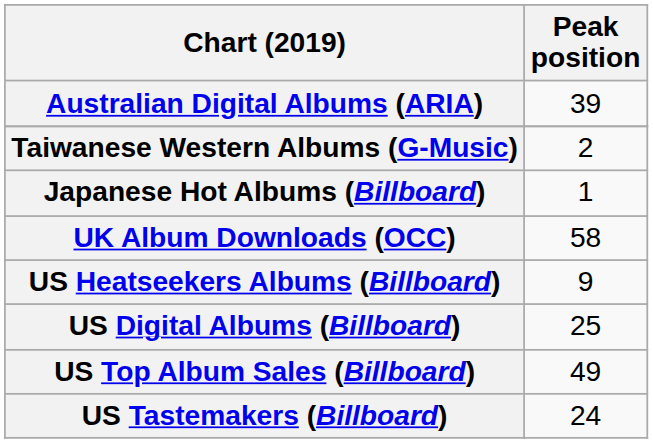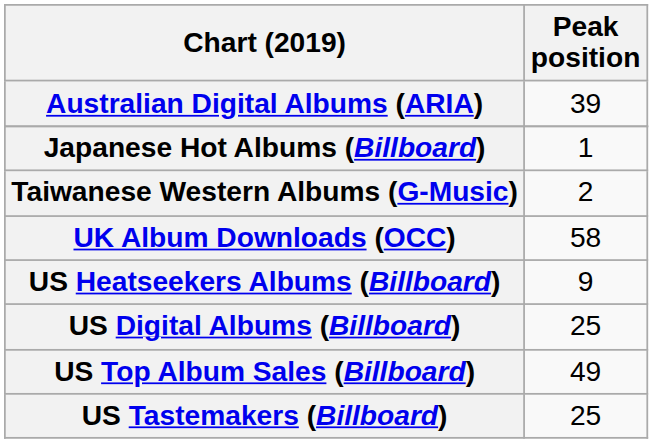rows swapped: (265, 192) <-> (265, 147)
(586, 415) 24 -> (586, 415) 25
